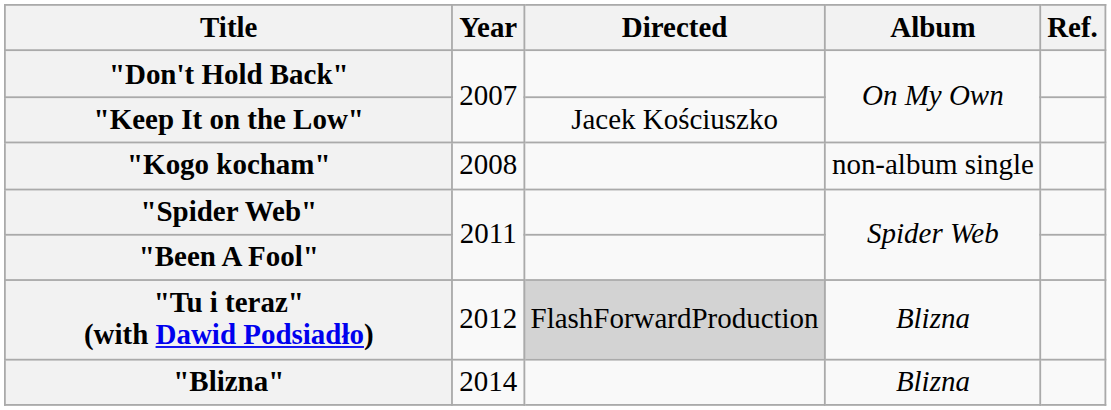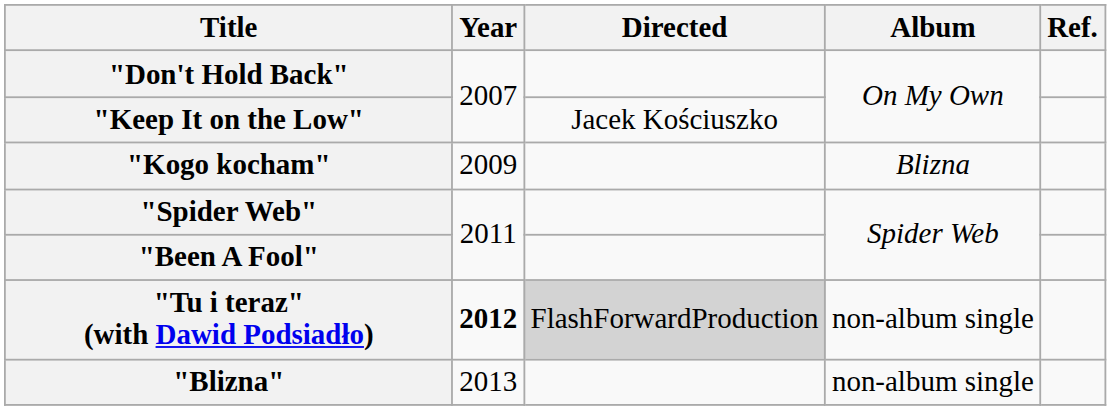(488, 165) 2008 -> (488, 165) 2009
(933, 165) non-album single -> (933, 165) Blizna
(488, 319) normal -> (488, 319) bold
(933, 319) Blizna -> (933, 319) non-album single
(488, 381) 2014 -> (488, 381) 2013
(933, 381) Blizna -> (933, 381) non-album single
